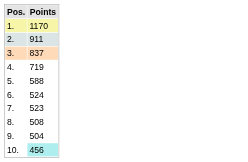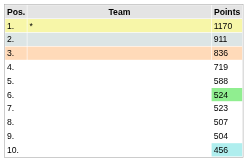+ column: (119, 12)
(37, 53) 837 -> (221, 53) 836
(37, 95) no background -> (221, 95) lightgreen background
(37, 122) 508 -> (221, 122) 507
